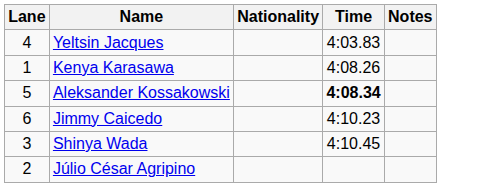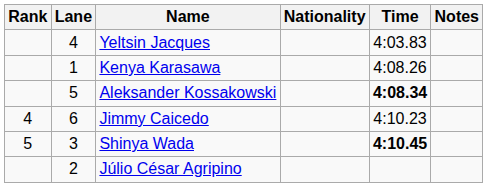+ column: (28, 17)
(354, 144) normal -> (400, 144) bold
